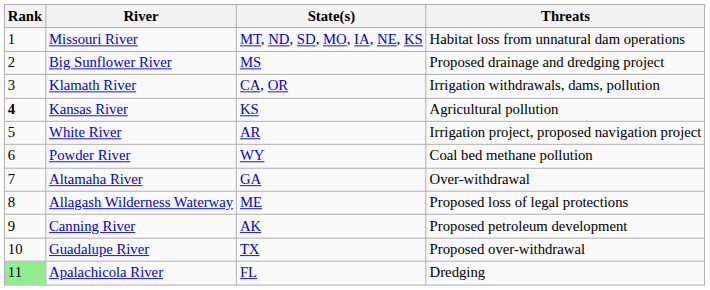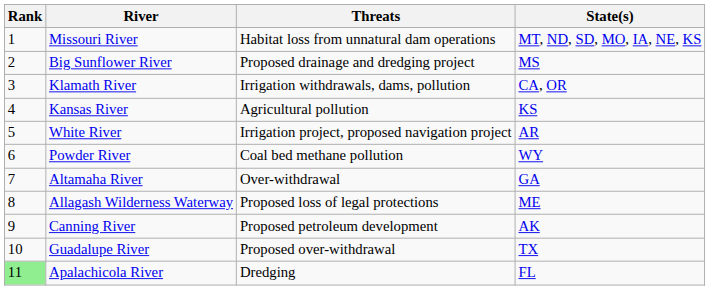columns swapped: (331, 16) <-> (565, 16)
(12, 109) bold -> (12, 109) normal
